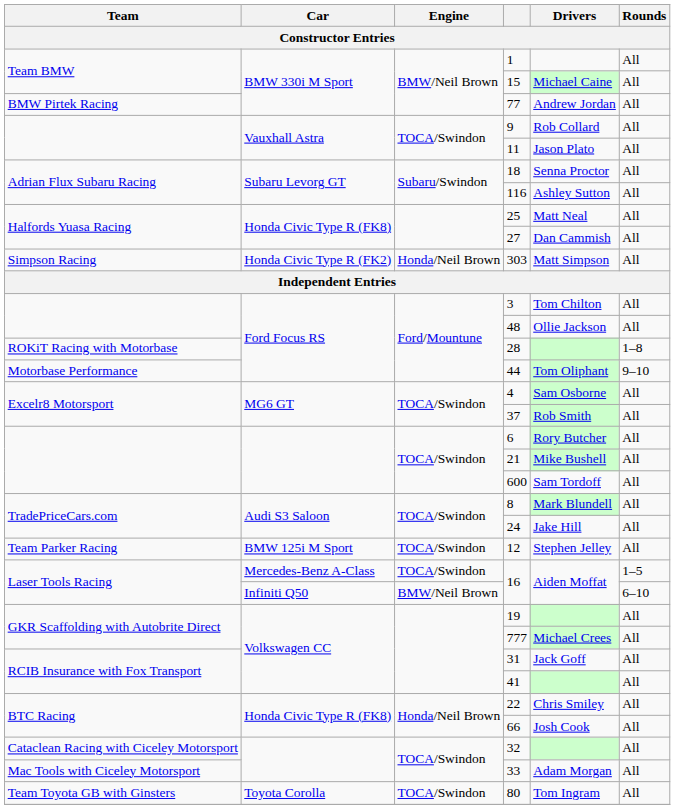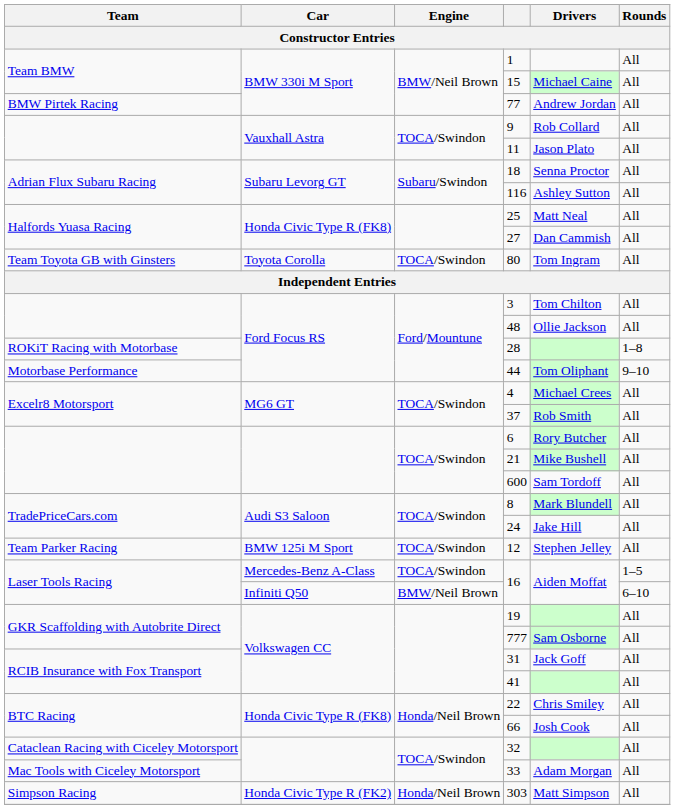rows swapped: (285, 792) <-> (318, 259)
(570, 392) Sam Osborne -> (572, 392) Michael Crees
(572, 637) Michael Crees -> (570, 637) Sam Osborne
